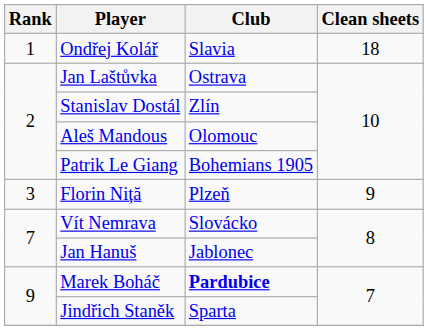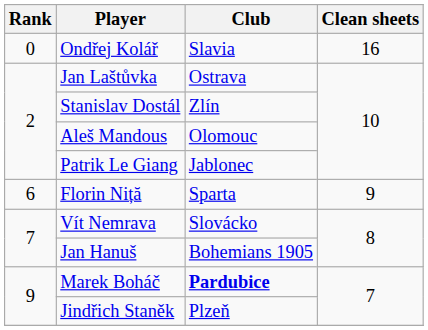(30, 48) 1 -> (30, 48) 0
(370, 48) 18 -> (370, 48) 16
(251, 164) Bohemians 1905 -> (221, 164) Jablonec
(30, 194) 3 -> (30, 194) 6
(209, 194) Plzeň -> (212, 194) Sparta
(221, 252) Jablonec -> (251, 252) Bohemians 1905
(212, 310) Sparta -> (209, 310) Plzeň
